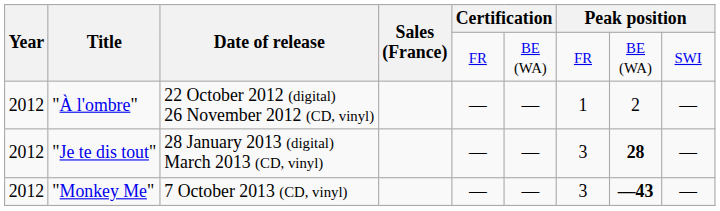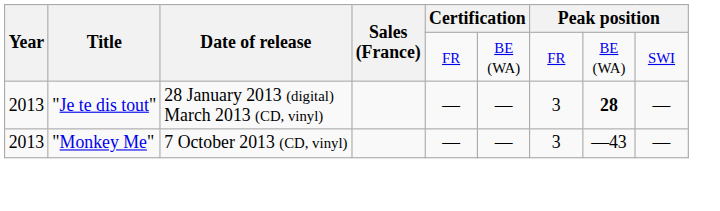- row: (95, 104)
(26, 153) 2012 -> (26, 104) 2013
(26, 191) 2012 -> (26, 143) 2013
(636, 191) bold -> (609, 143) normal
